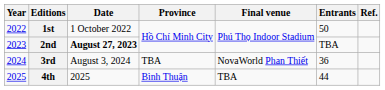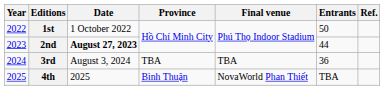(329, 45) TBA -> (324, 45) 44
(263, 61) NovaWorld Phan Thiết -> (227, 61) TBA
(227, 77) TBA -> (263, 77) NovaWorld Phan Thiết
(324, 77) 44 -> (329, 77) TBA
